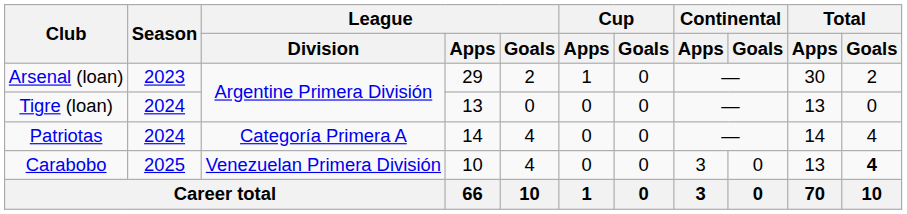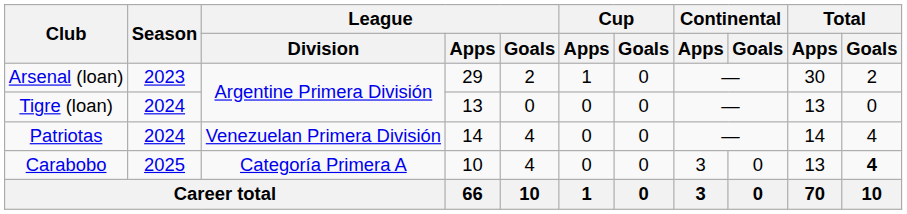(323, 135) Categoría Primera A -> (323, 135) Venezuelan Primera División
(323, 164) Venezuelan Primera División -> (323, 164) Categoría Primera A
